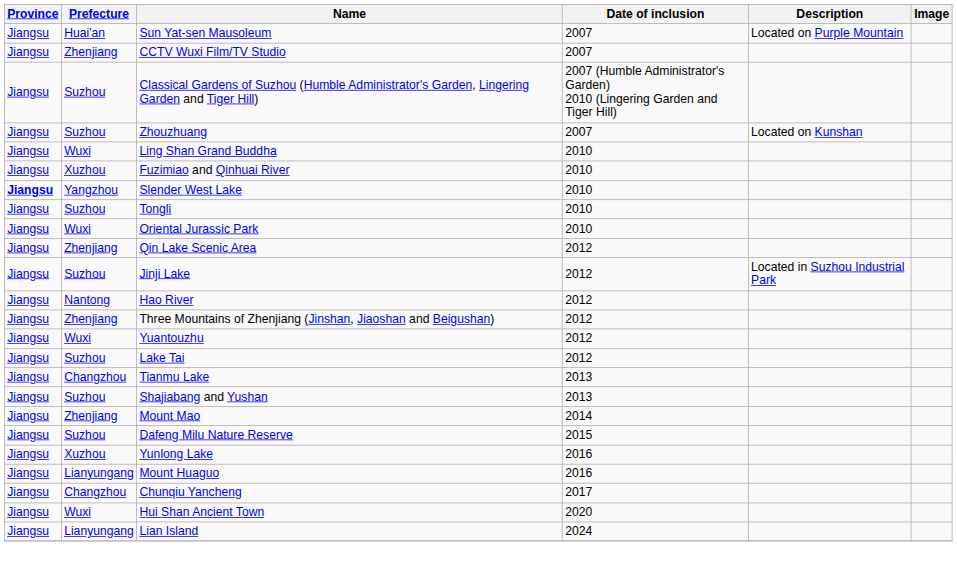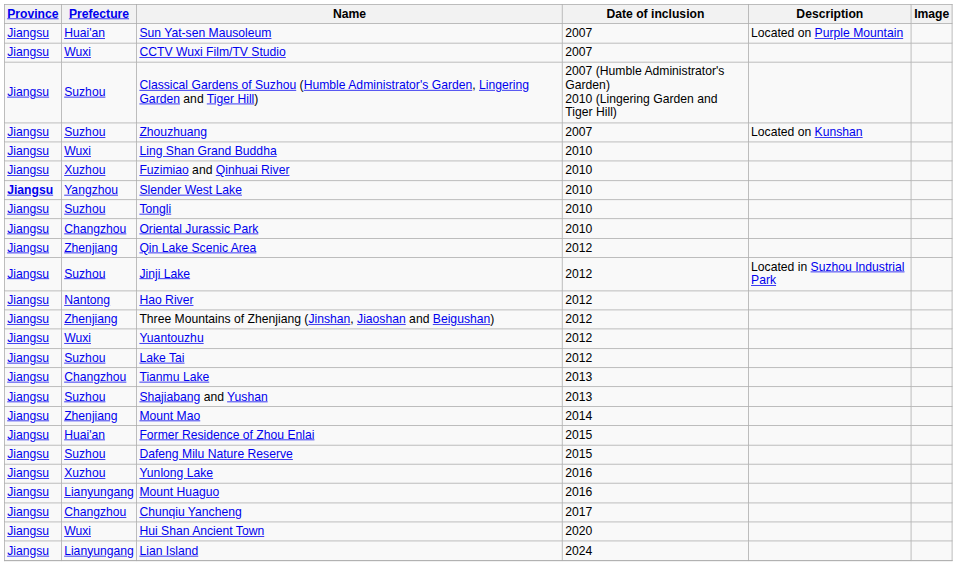(91, 52) Zhenjiang -> (78, 52) Wuxi
(78, 228) Wuxi -> (95, 228) Changzhou
+ row: (227, 435)
